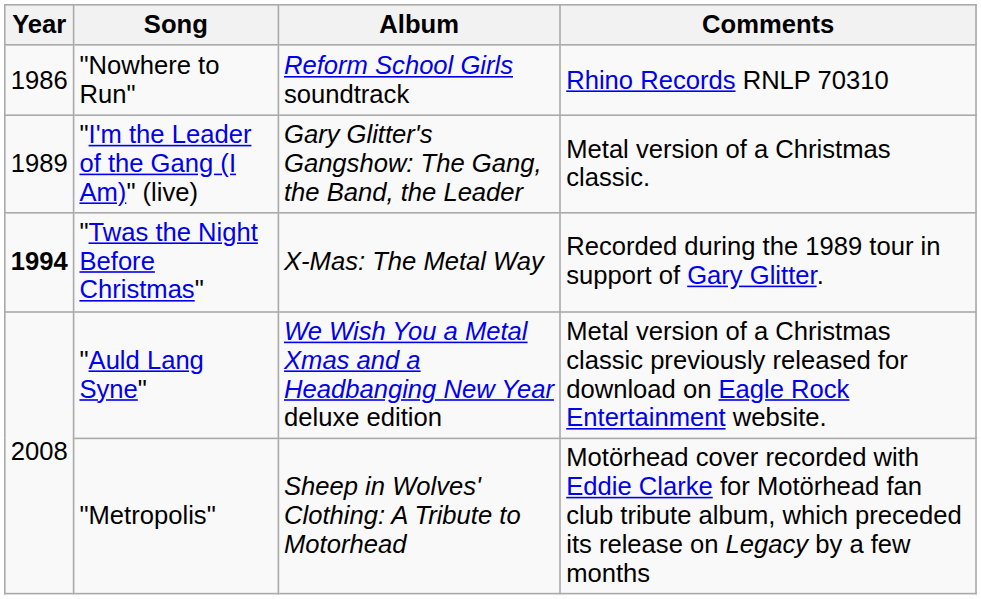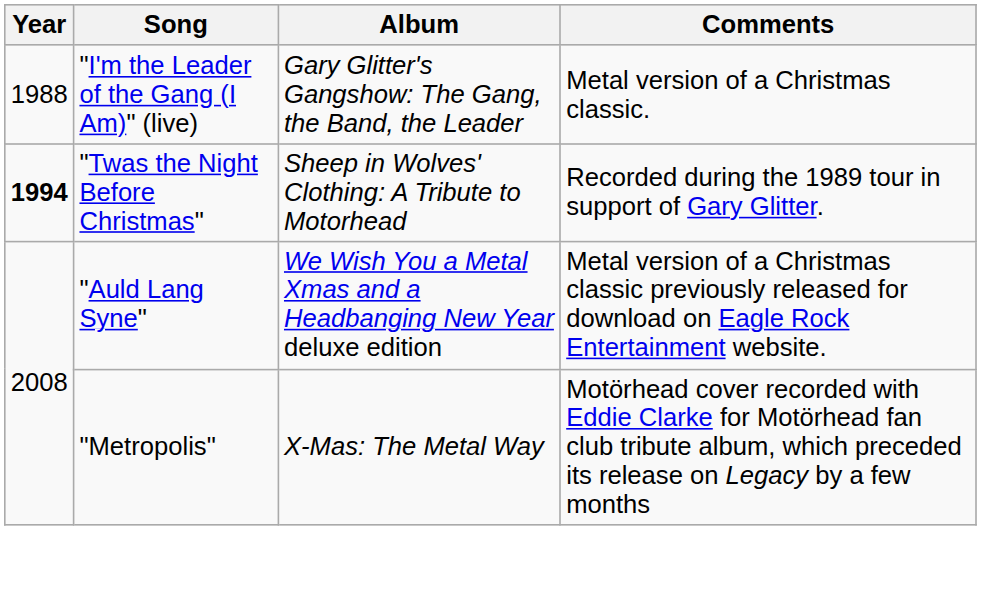- row: (149, 79)
(39, 163) 1989 -> (39, 94) 1988
(414, 261) X-Mas: The Metal Way -> (402, 192) Sheep in Wolves' Clothing: A Tribute to Motorhead
(402, 515) Sheep in Wolves' Clothing: A Tribute to Motorhead -> (414, 446) X-Mas: The Metal Way
